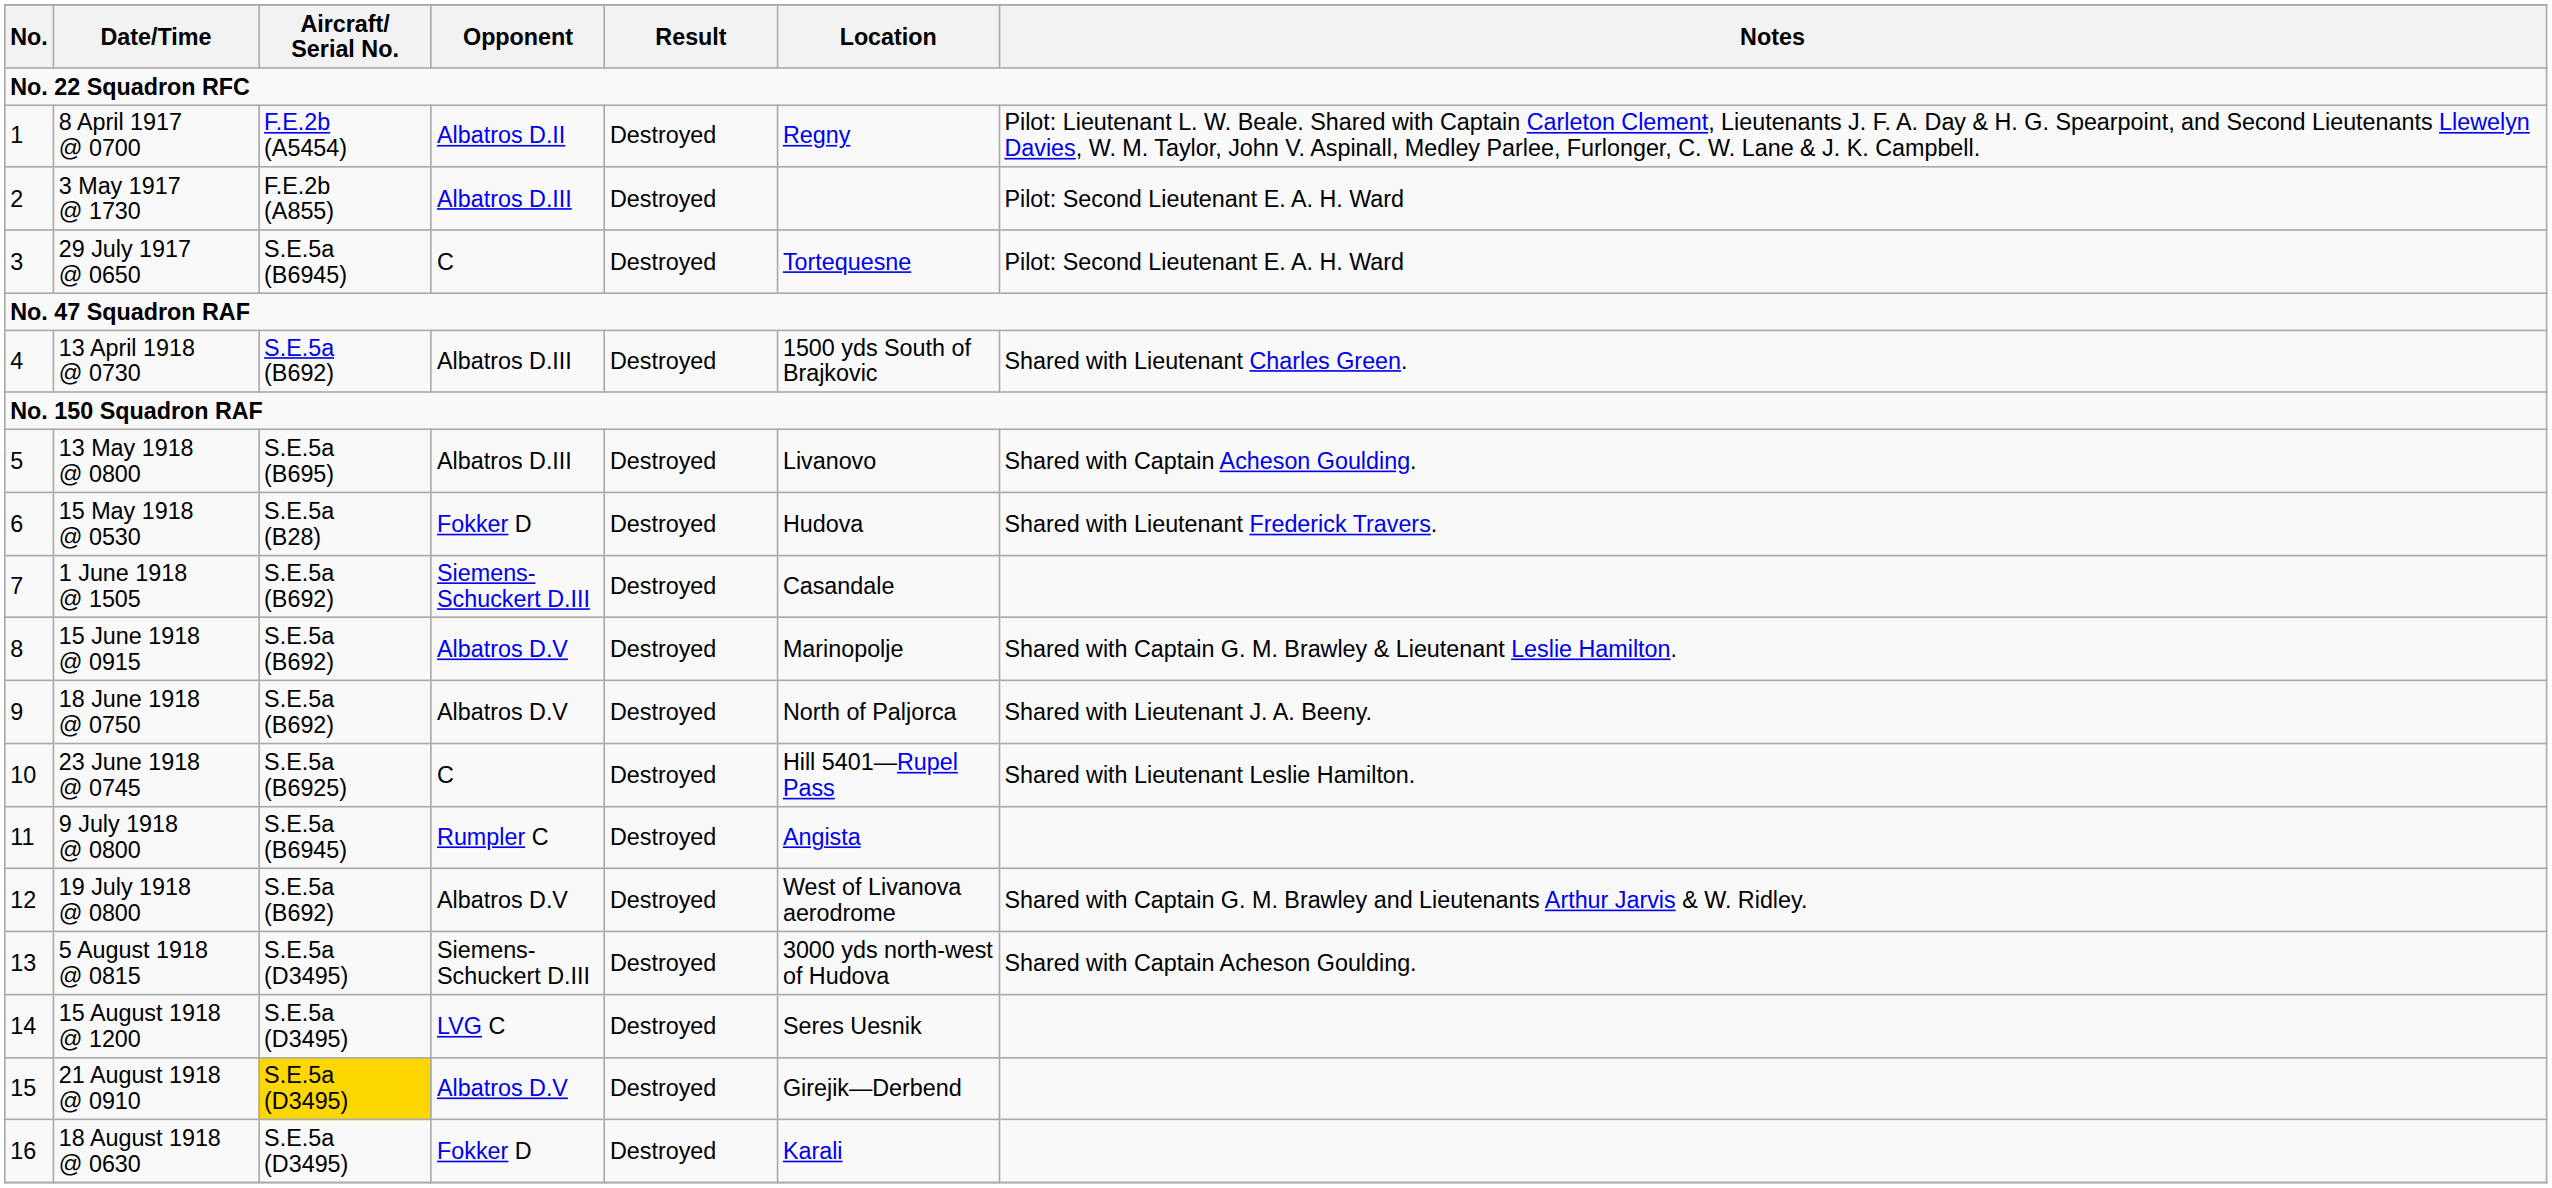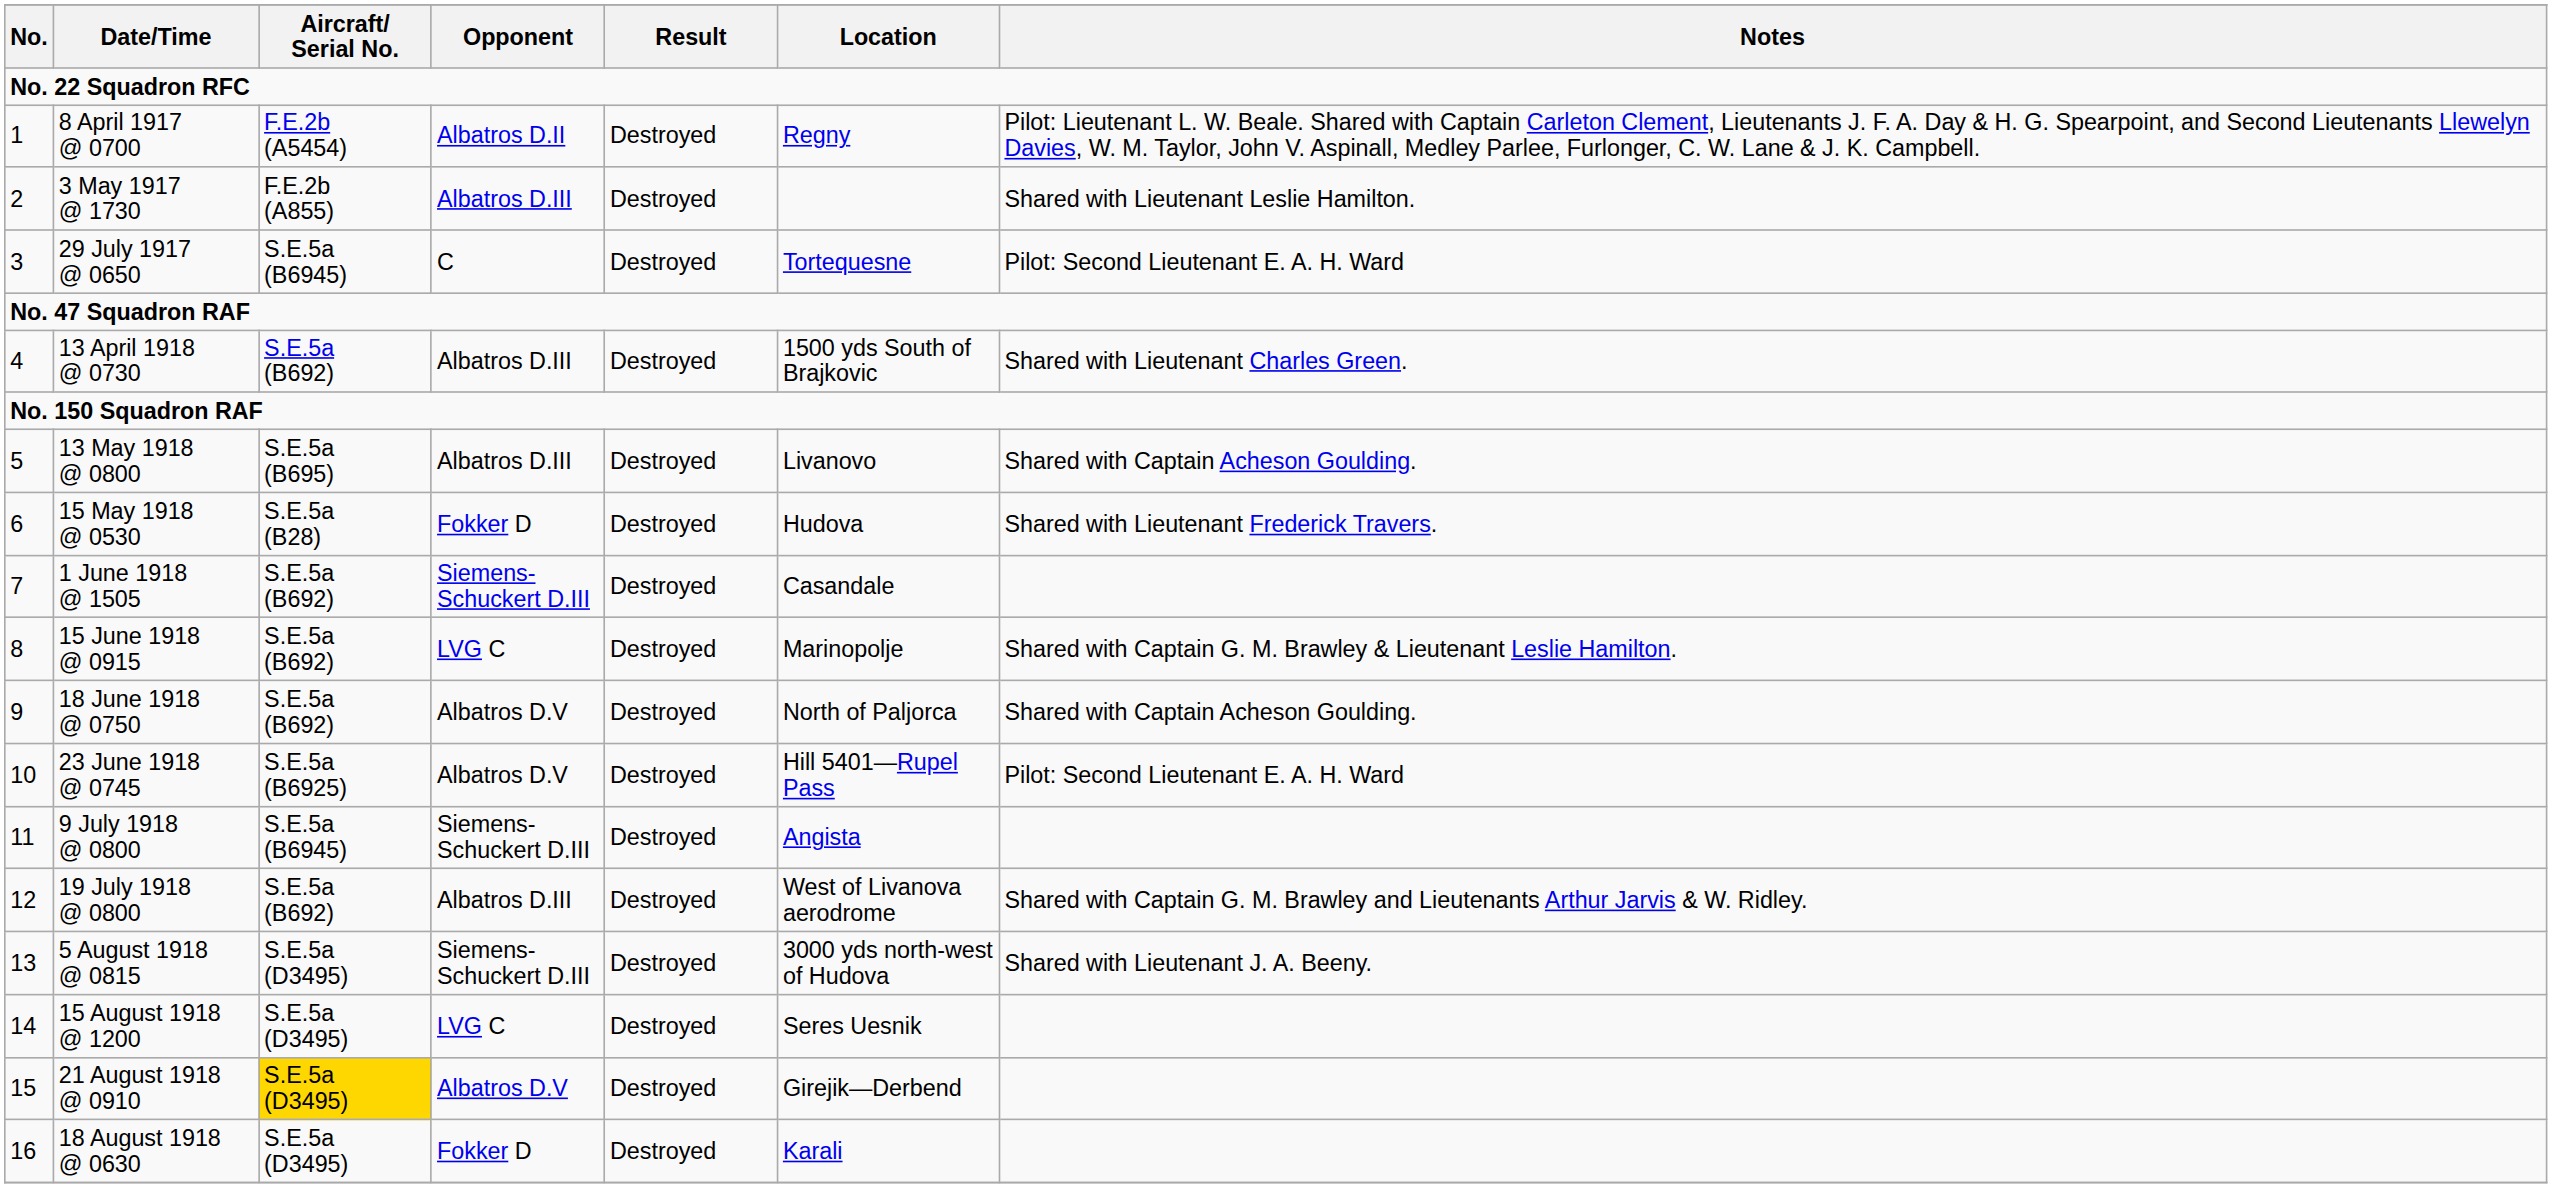(1204, 199) Pilot: Second Lieutenant E. A. H. Ward -> (1210, 199) Shared with Lieutenant Leslie Hamilton.
(502, 649) Albatros D.V -> (471, 649) LVG C
(1188, 712) Shared with Lieutenant J. A. Beeny. -> (1211, 712) Shared with Captain Acheson Goulding.
(445, 775) C -> (502, 775) Albatros D.V
(1210, 775) Shared with Lieutenant Leslie Hamilton. -> (1204, 775) Pilot: Second Lieutenant E. A. H. Ward
(493, 838) Rumpler C -> (513, 838) Siemens-Schuckert D.III
(502, 900) Albatros D.V -> (504, 900) Albatros D.III
(1211, 963) Shared with Captain Acheson Goulding. -> (1188, 963) Shared with Lieutenant J. A. Beeny.
